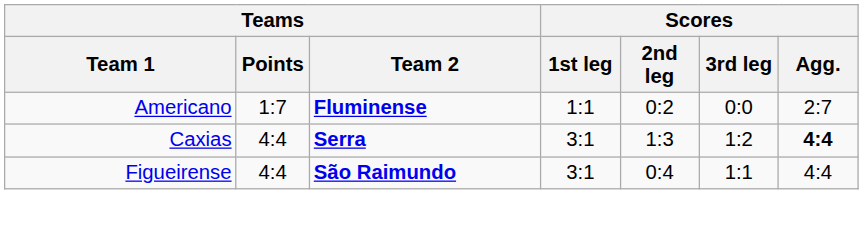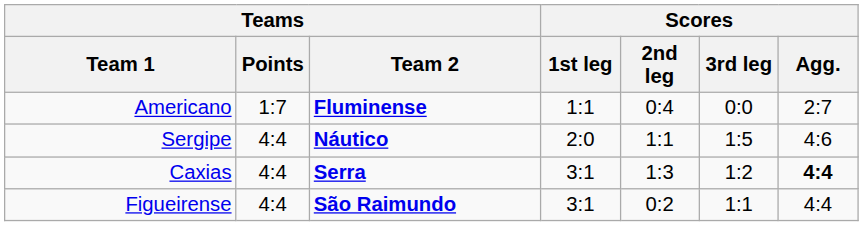(660, 107) 0:2 -> (660, 107) 0:4
+ row: (197, 140)
(660, 172) 0:4 -> (660, 204) 0:2
